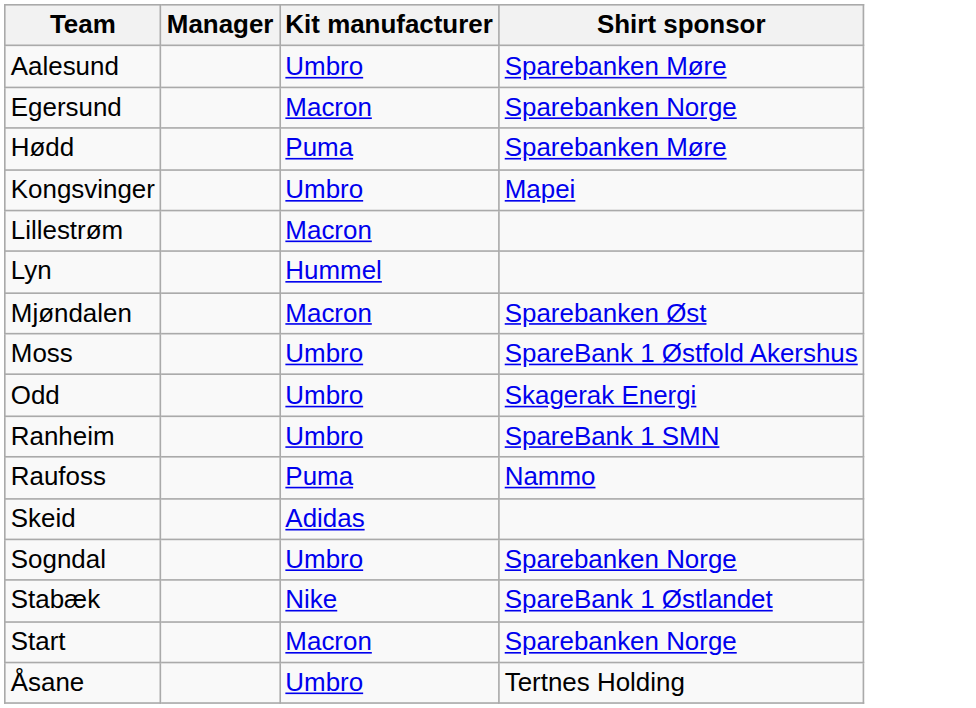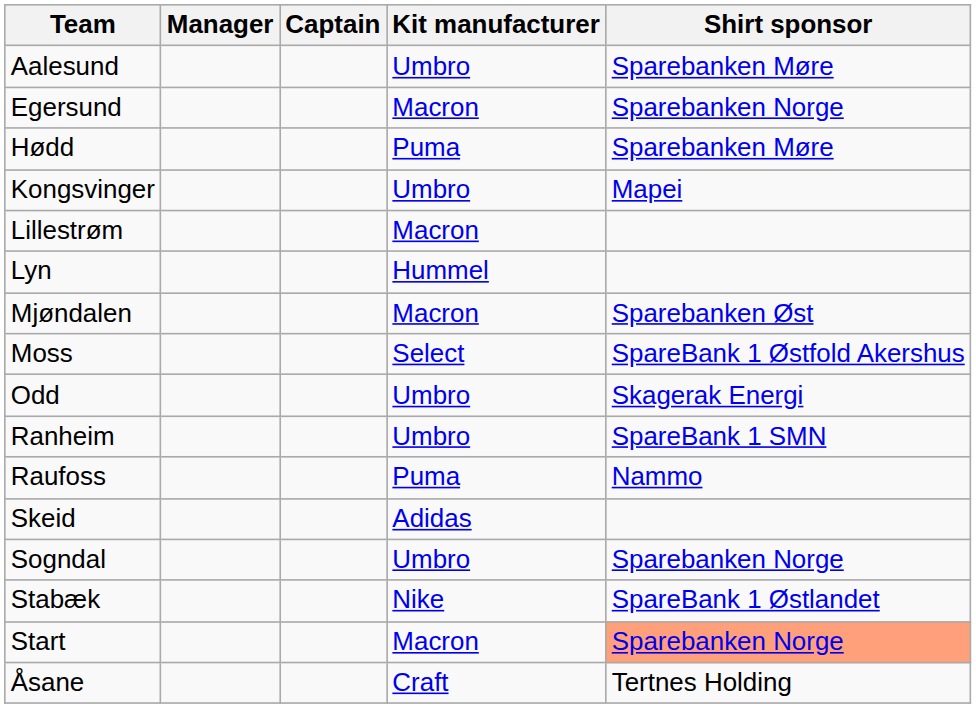+ column: (333, 25)
(324, 353) Umbro -> (428, 353) Select
(621, 641) no background -> (728, 641) lightsalmon background
(324, 682) Umbro -> (420, 682) Craft
